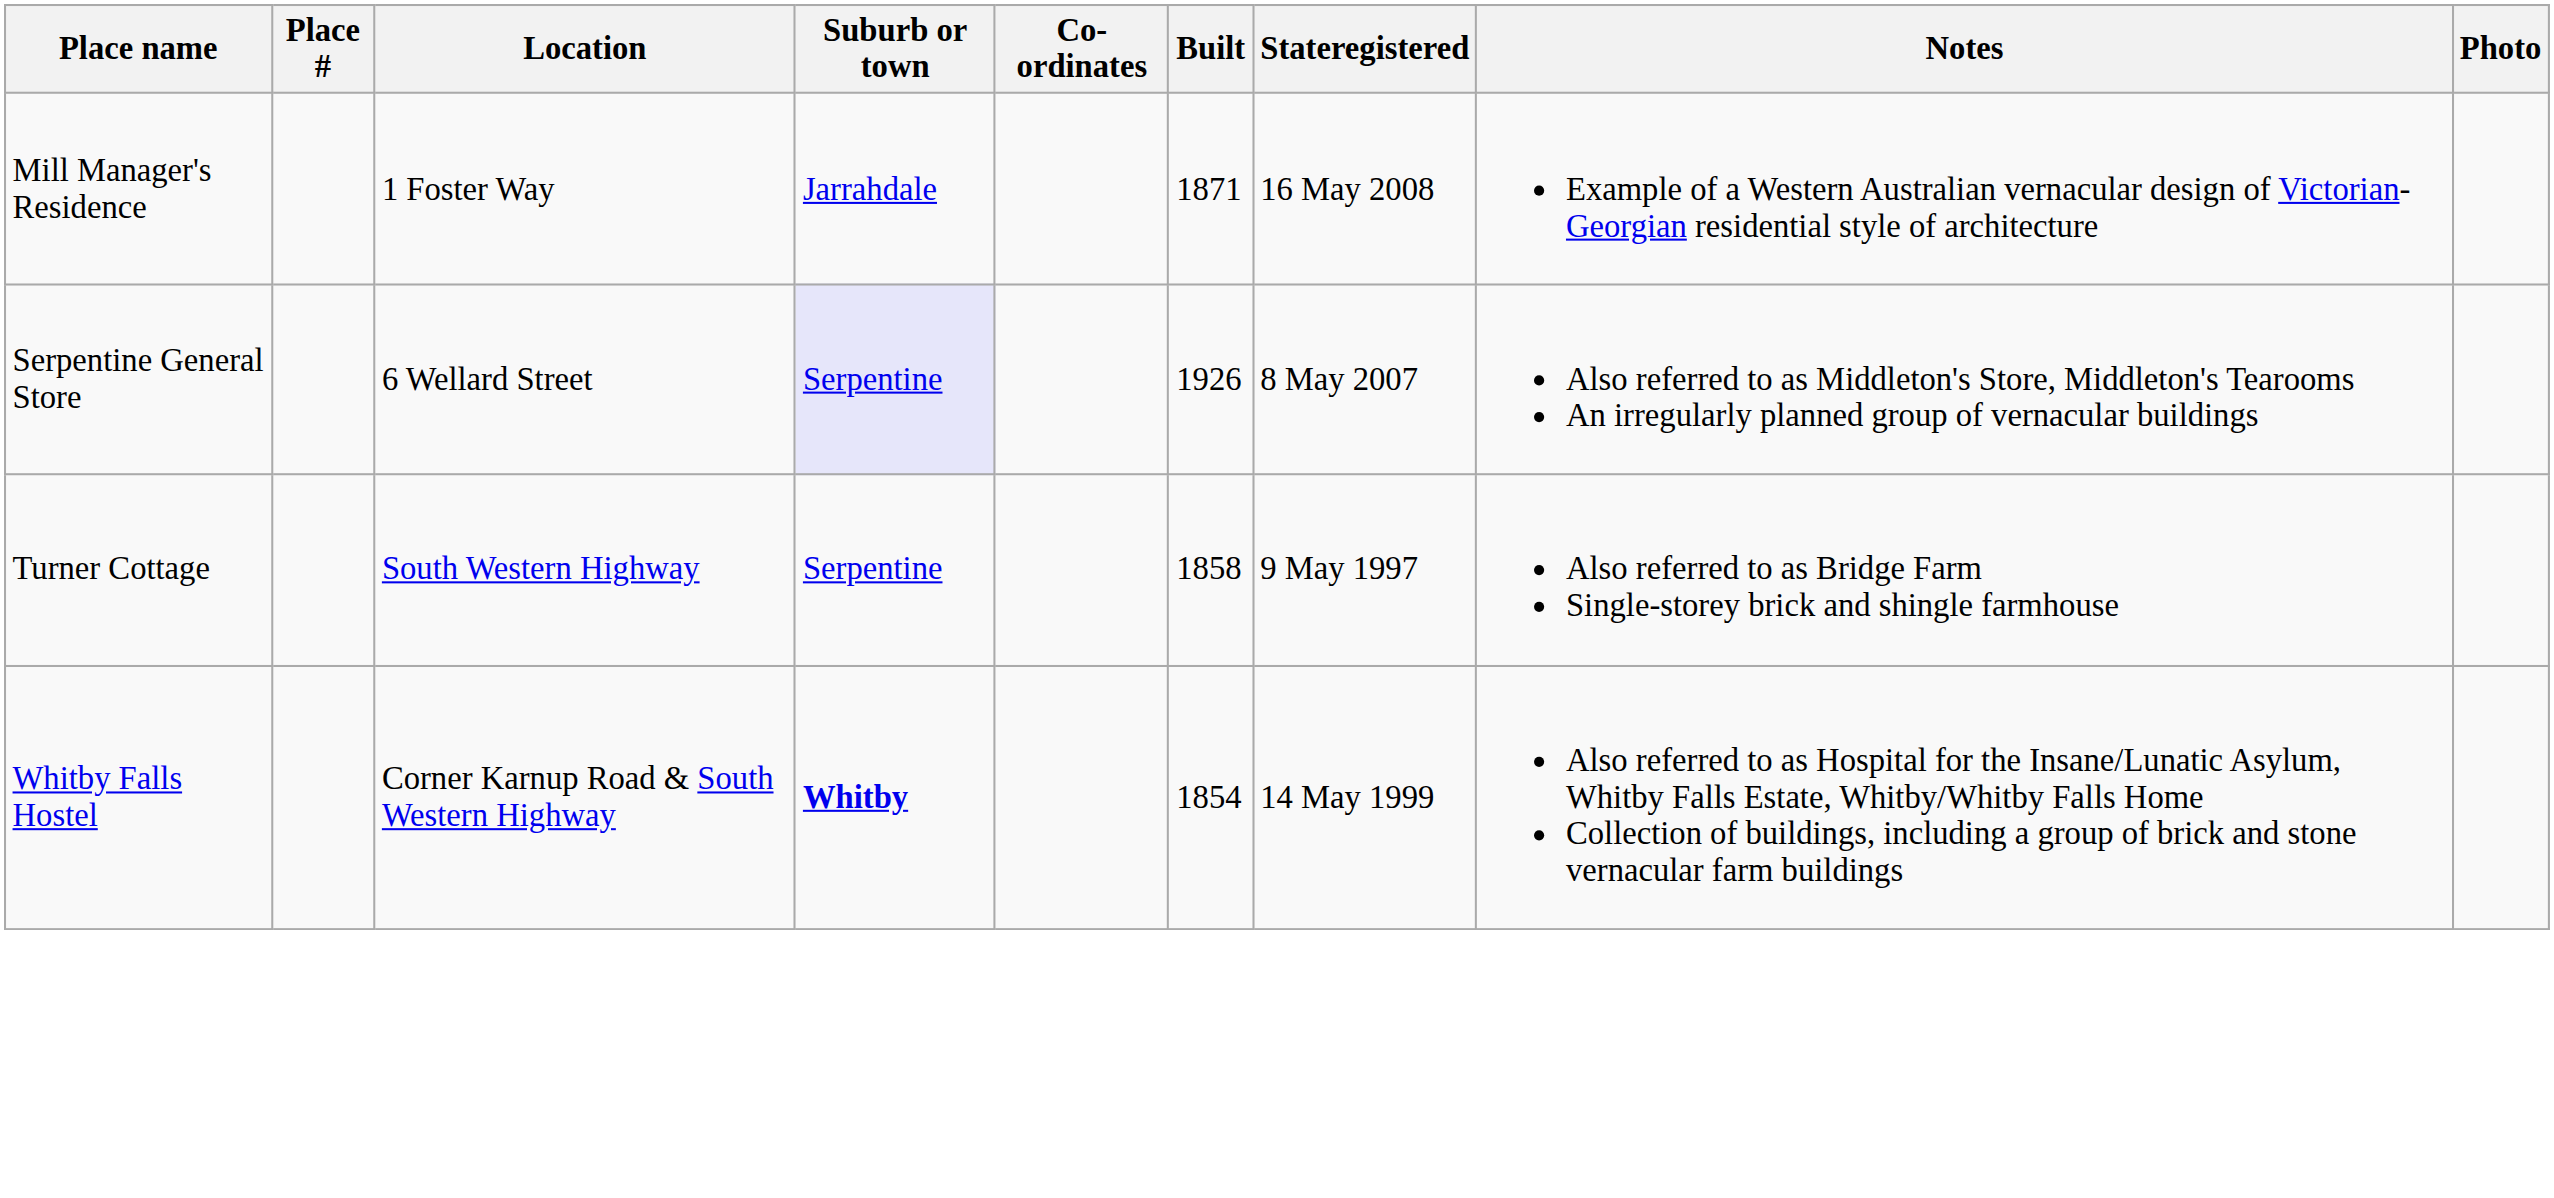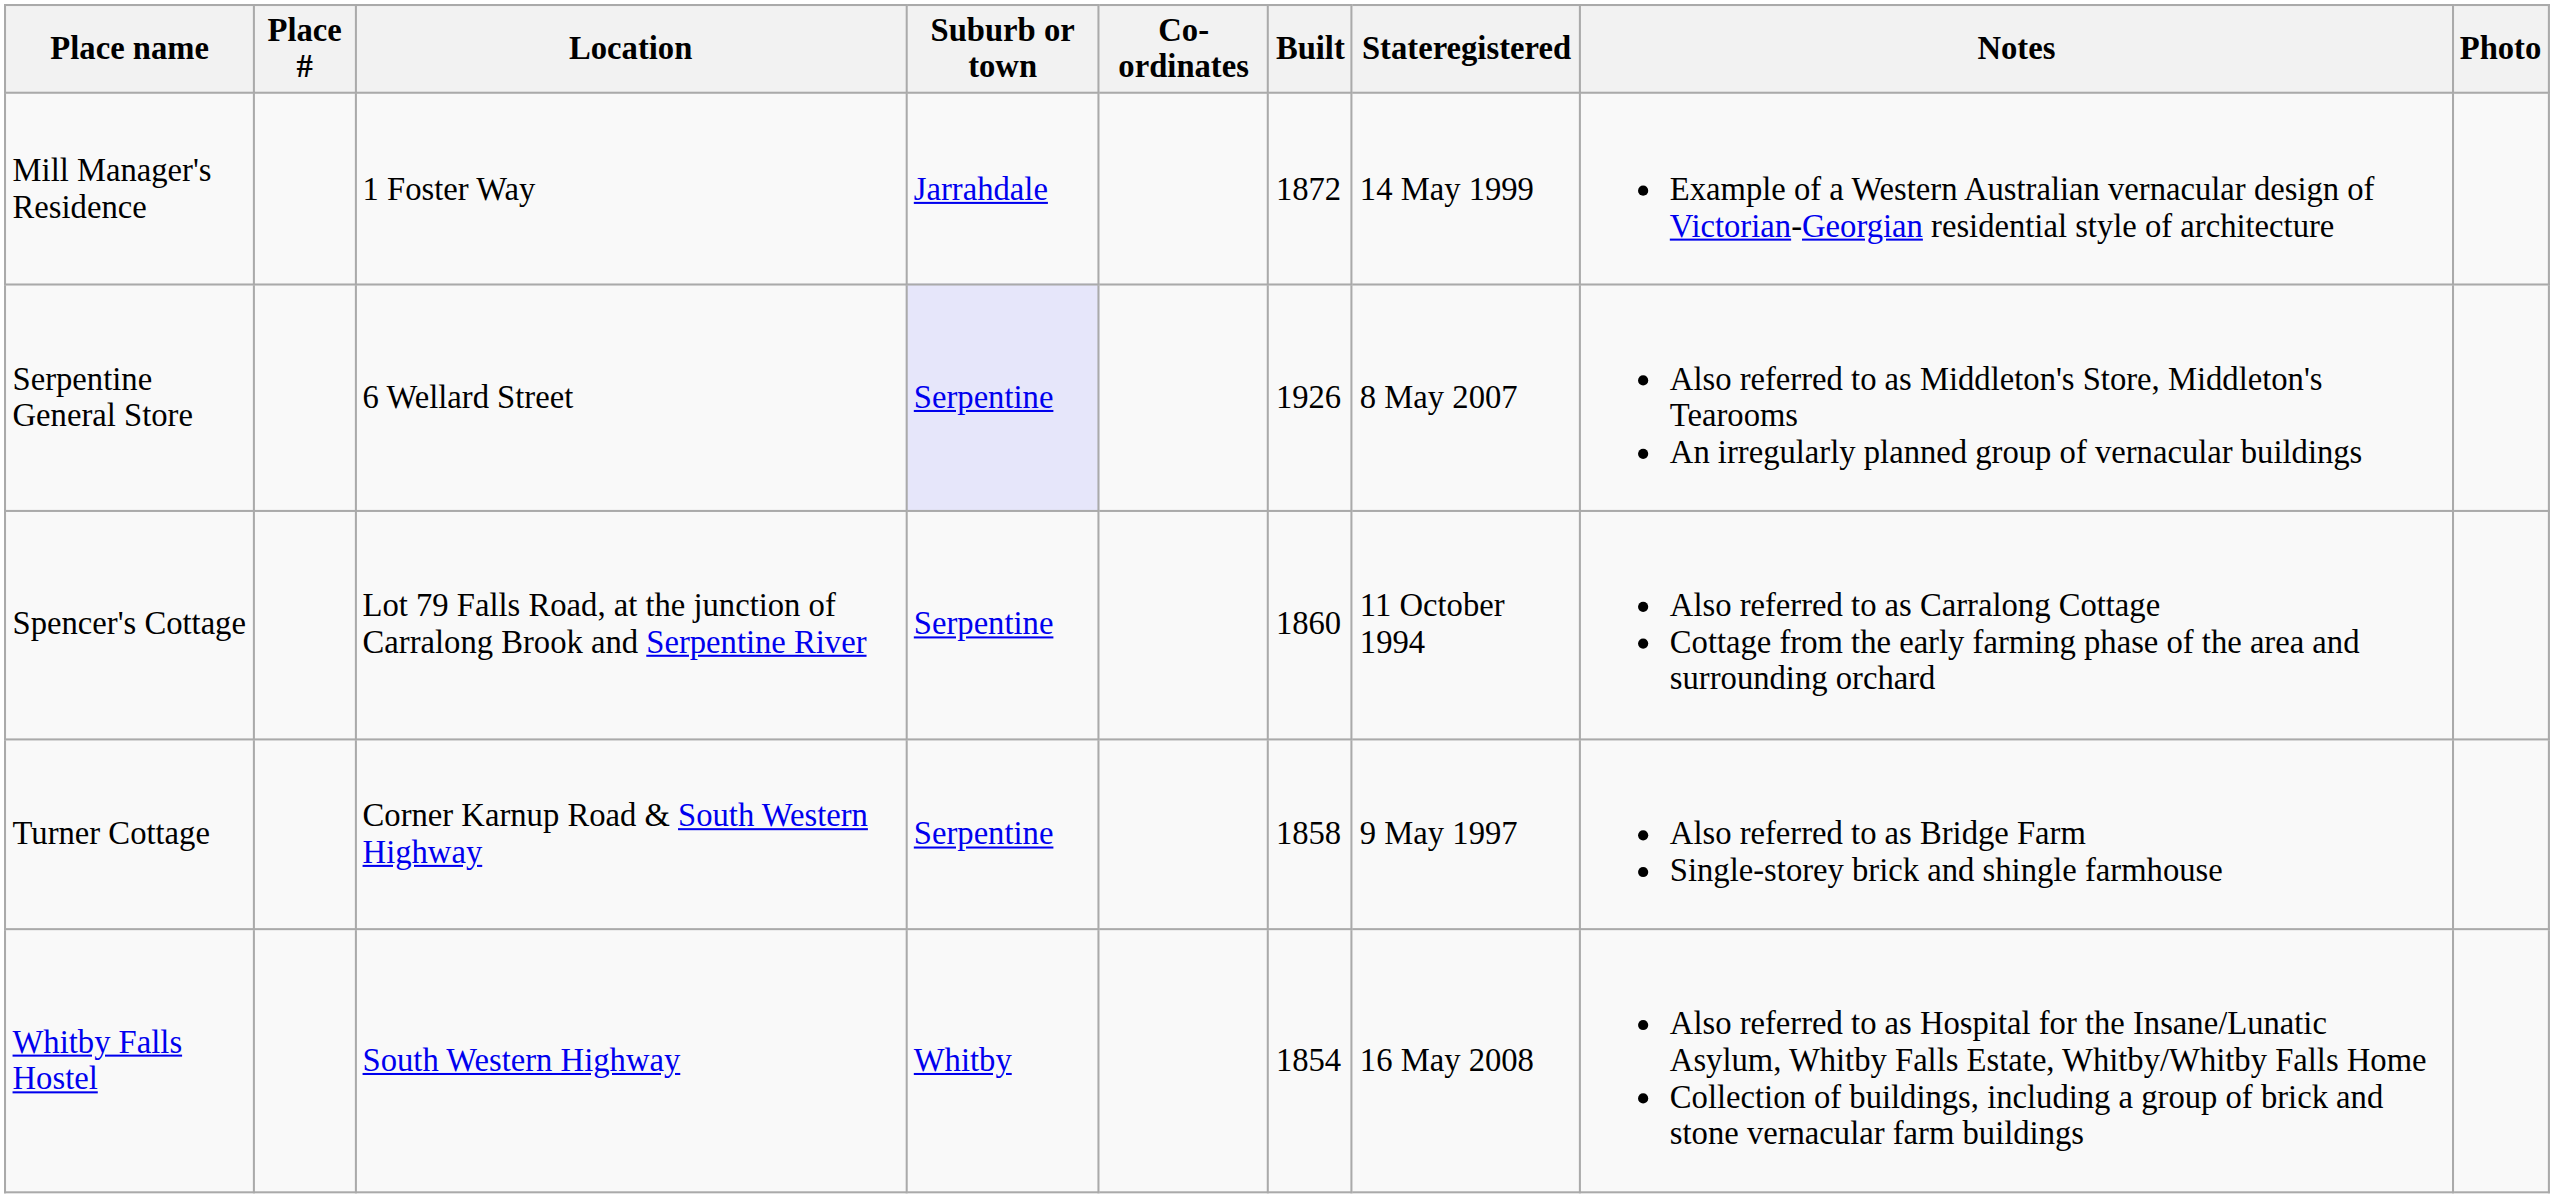(1209, 188) 1871 -> (1309, 188) 1872
(1347, 188) 16 May 2008 -> (1447, 188) 14 May 1999
+ row: (129, 624)
(541, 569) South Western Highway -> (615, 833) Corner Karnup Road & South Western Highway
(578, 796) Corner Karnup Road & South Western Highway -> (521, 1060) South Western Highway
(856, 796) bold -> (963, 1060) normal
(1347, 796) 14 May 1999 -> (1447, 1060) 16 May 2008
